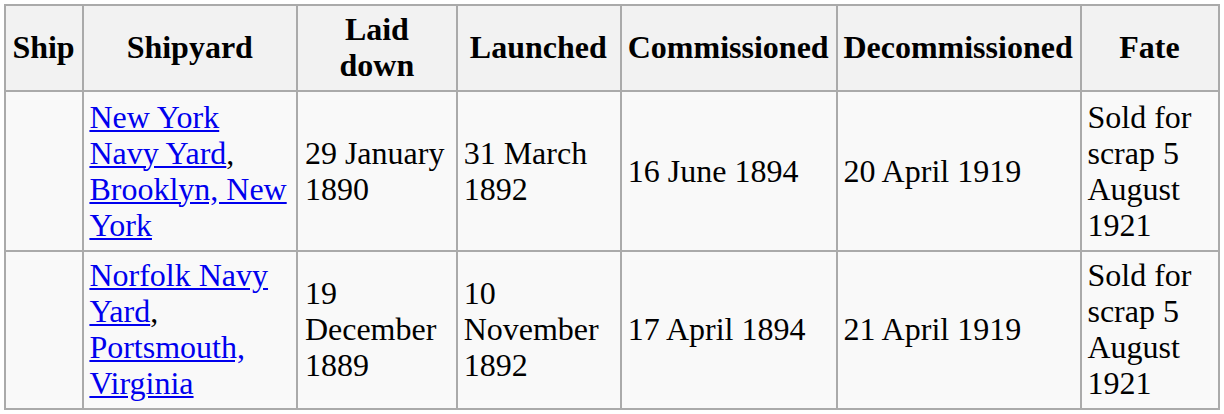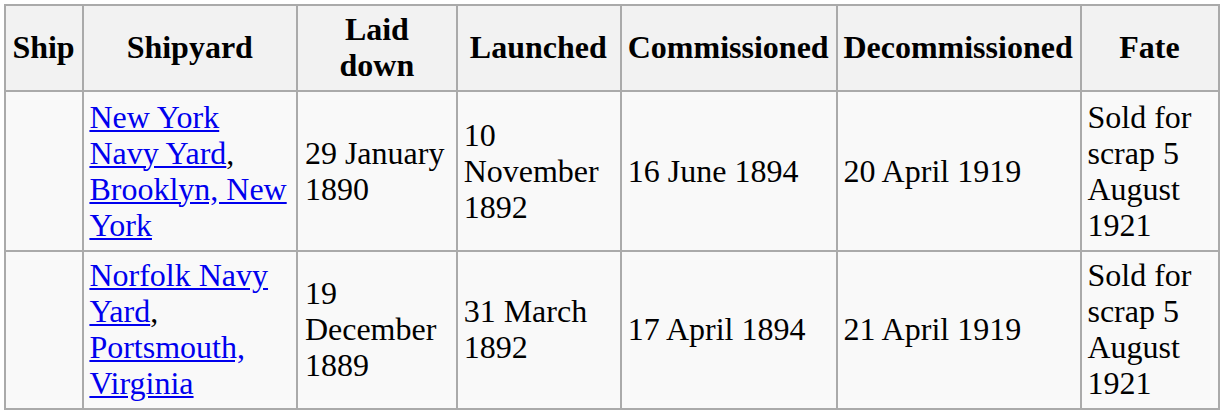(525, 170) 31 March 1892 -> (531, 170) 10 November 1892
(531, 329) 10 November 1892 -> (525, 329) 31 March 1892
